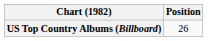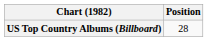(183, 28) 26 -> (183, 28) 28
